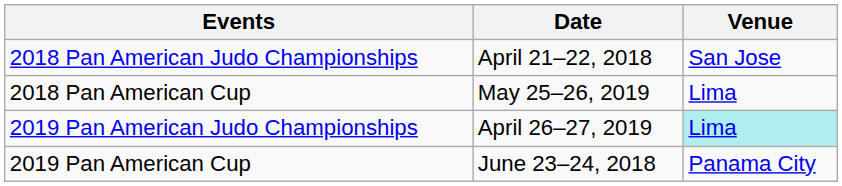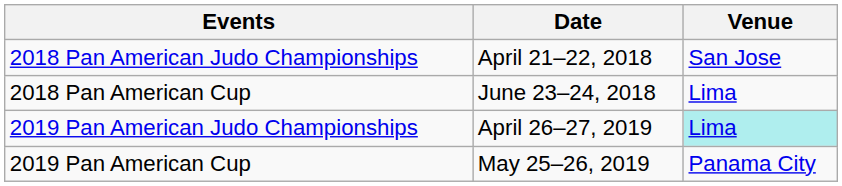(564, 92) May 25–26, 2019 -> (567, 92) June 23–24, 2018
(567, 163) June 23–24, 2018 -> (564, 163) May 25–26, 2019
